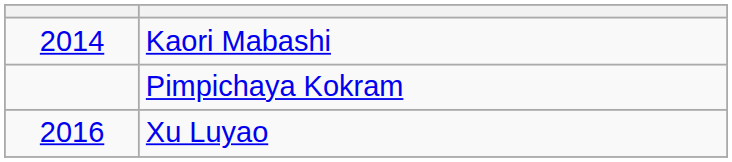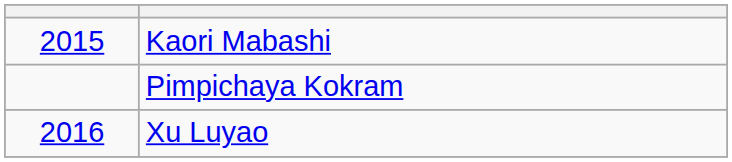(72, 40) 2014 -> (72, 40) 2015
